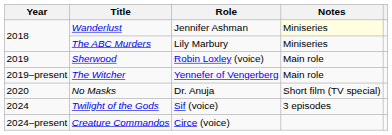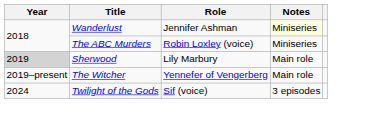(201, 43) Lily Marbury -> (208, 43) Robin Loxley (voice)
(18, 59) no background -> (18, 59) lightgrey background
(219, 59) Robin Loxley (voice) -> (190, 59) Lily Marbury
- row: (94, 91)
- row: (121, 122)
